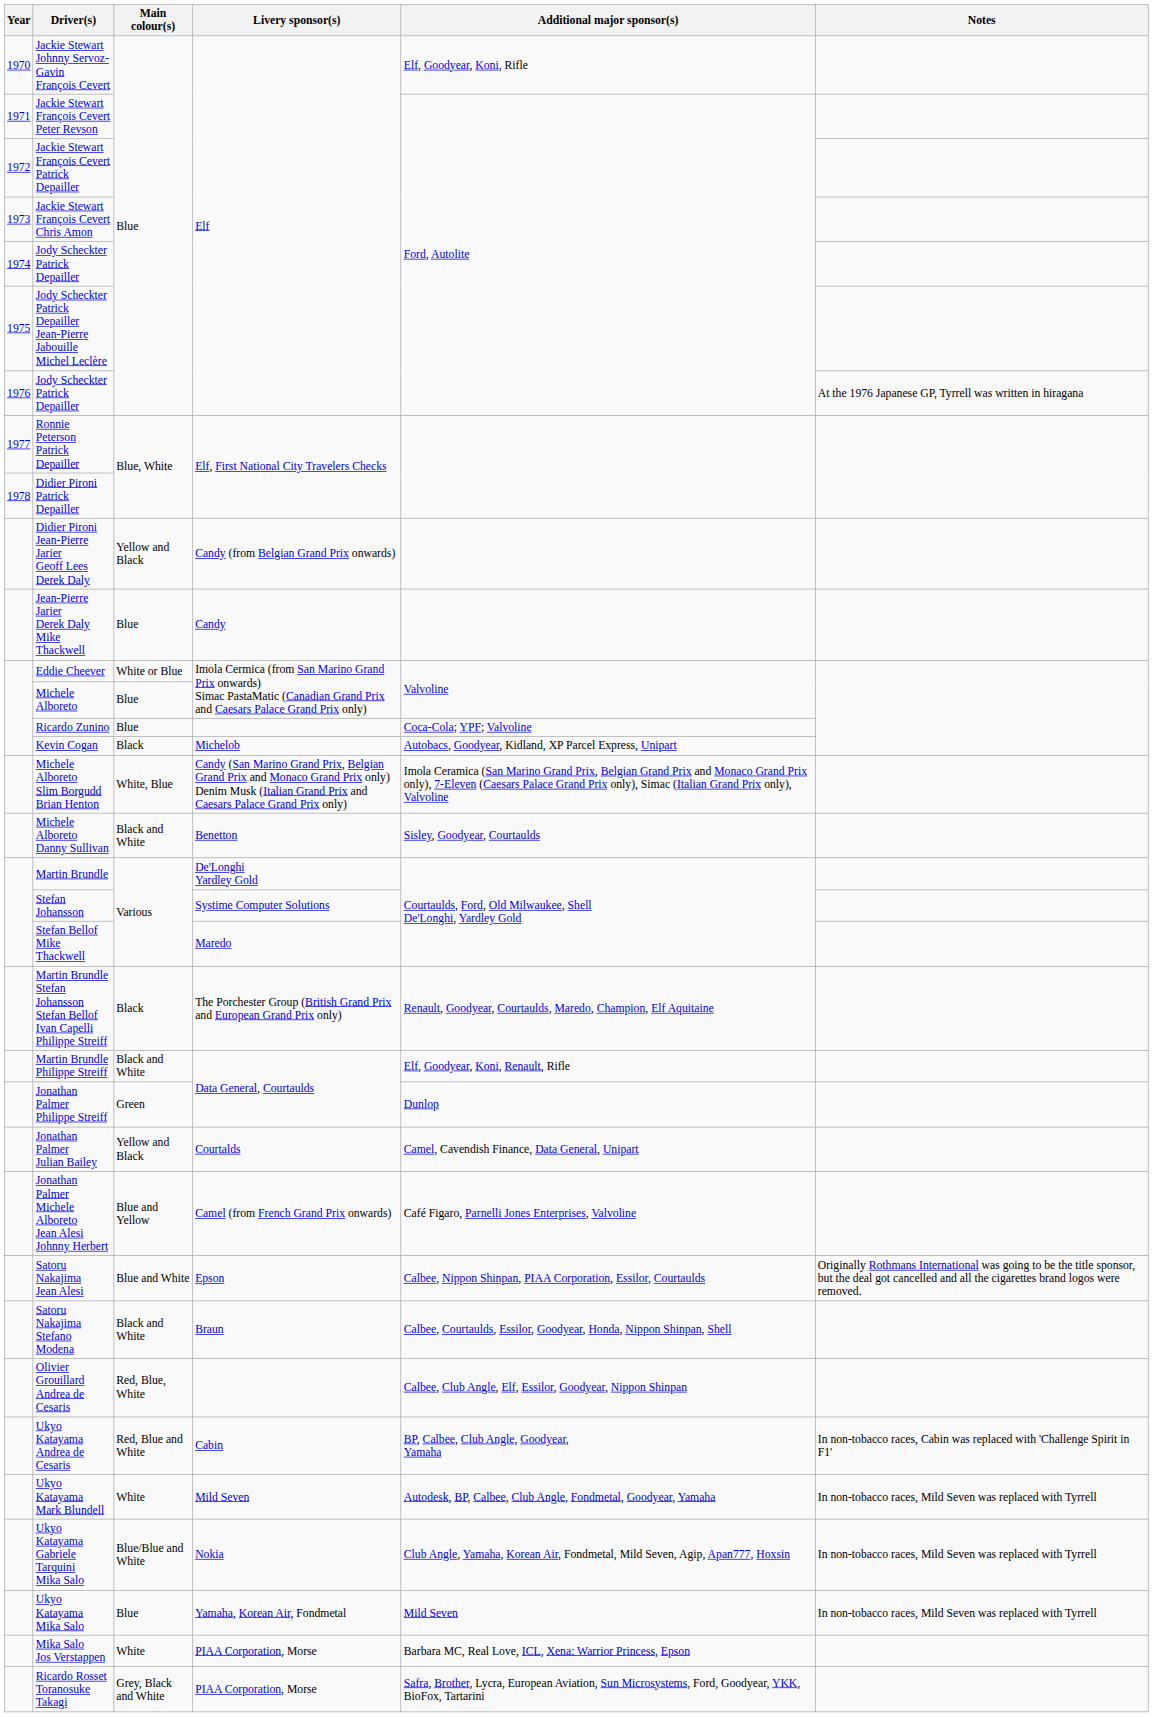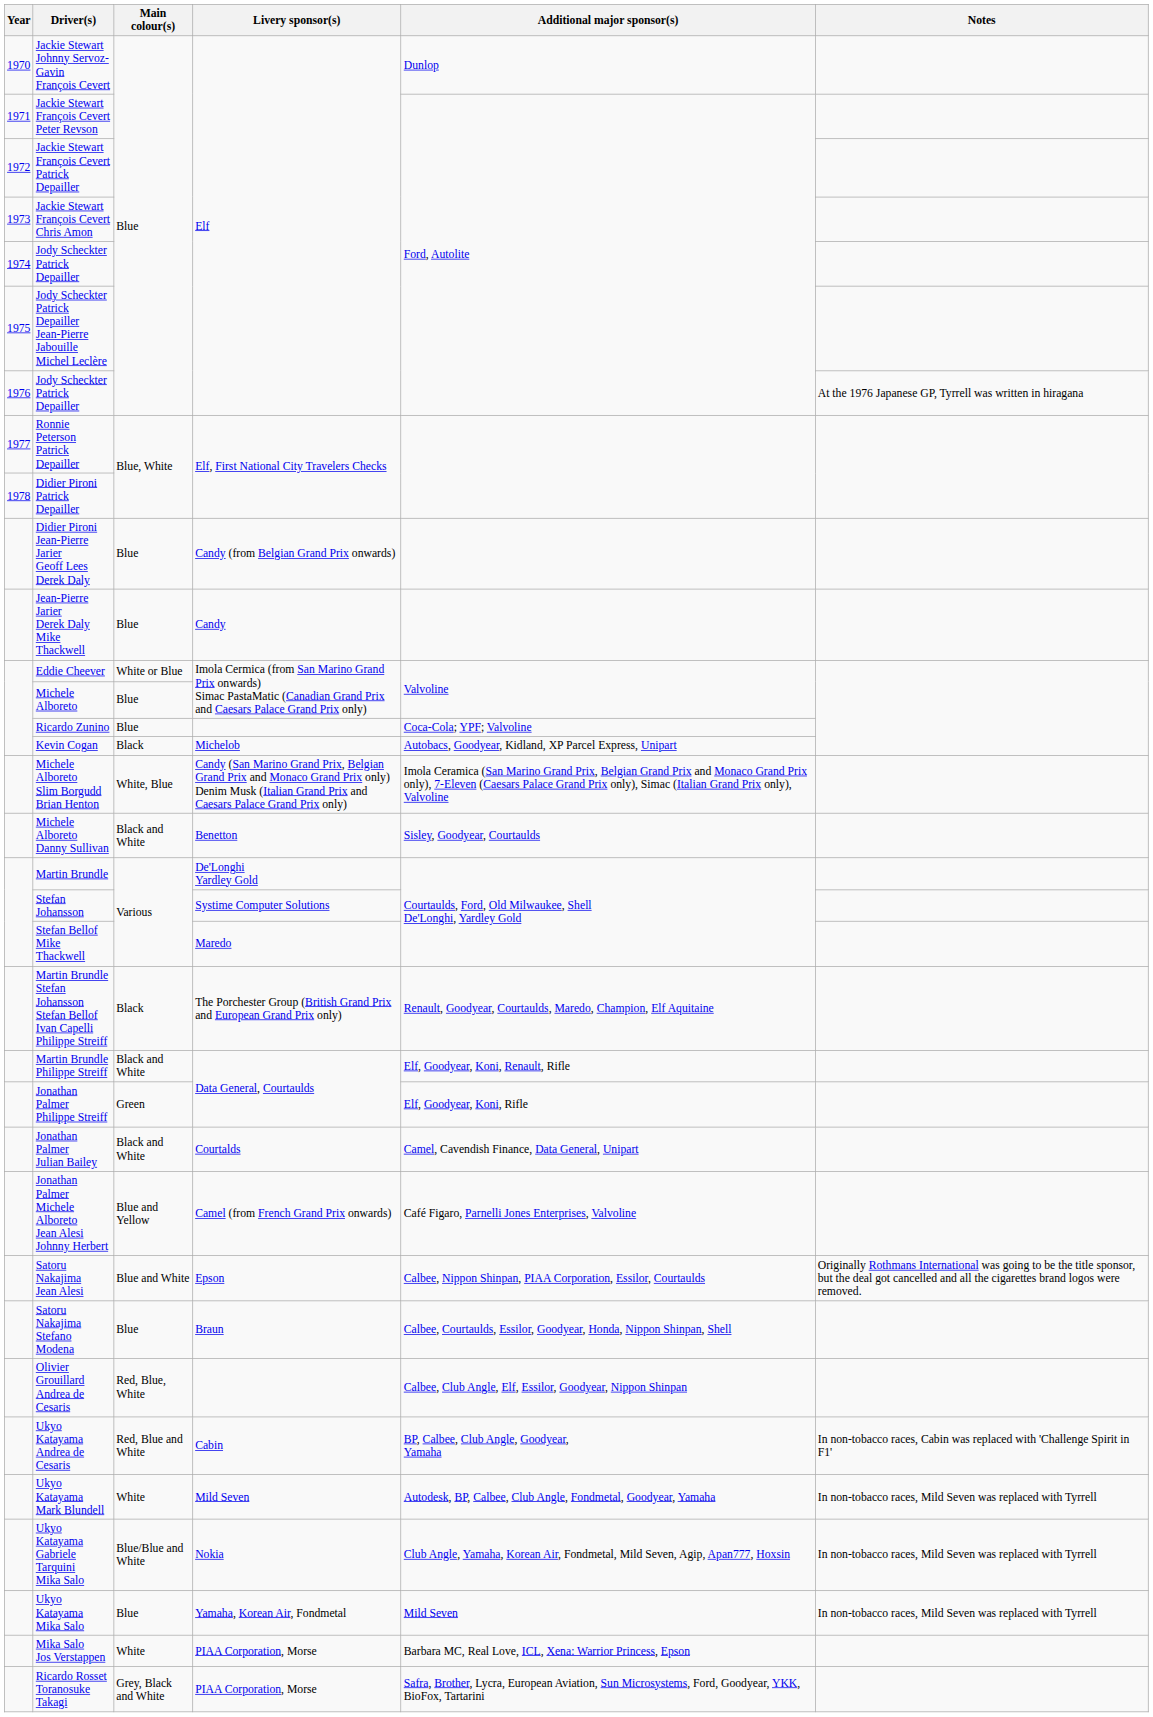(466, 65) Elf, Goodyear, Koni, Rifle -> (421, 65) Dunlop
(143, 553) Yellow and Black -> (127, 553) Blue
(421, 1104) Dunlop -> (466, 1104) Elf, Goodyear, Koni, Rifle
(143, 1149) Yellow and Black -> (140, 1149) Black and White
(140, 1329) Black and White -> (127, 1329) Blue
